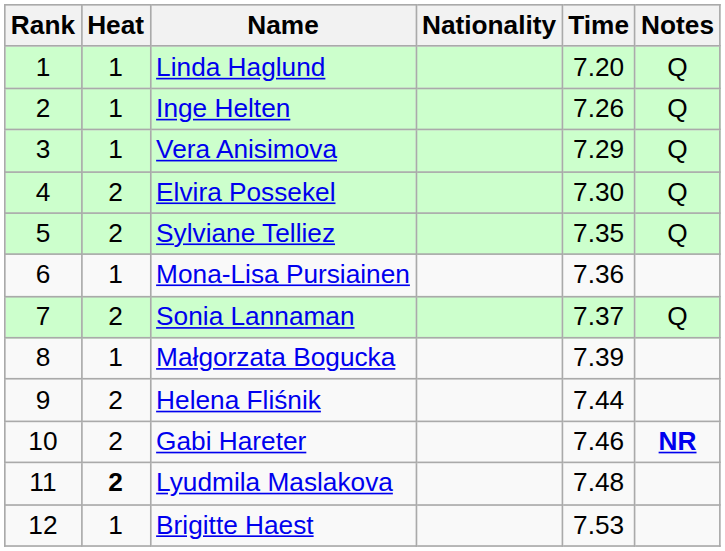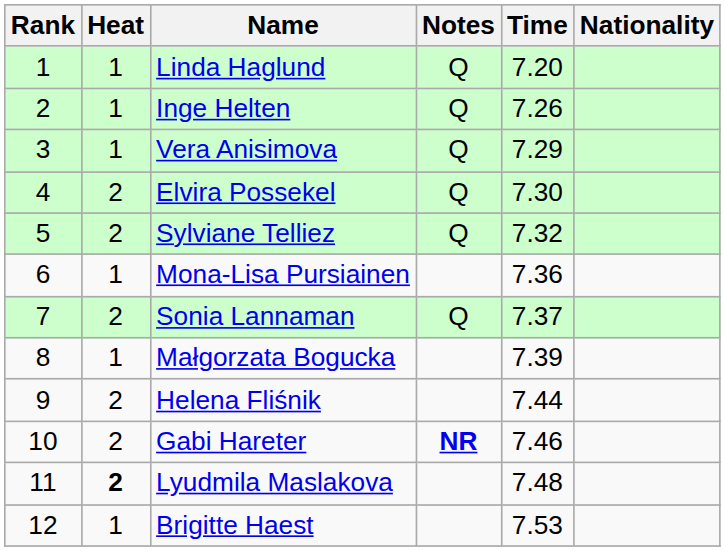columns swapped: (489, 25) <-> (678, 25)
(599, 233) 7.35 -> (537, 233) 7.32
